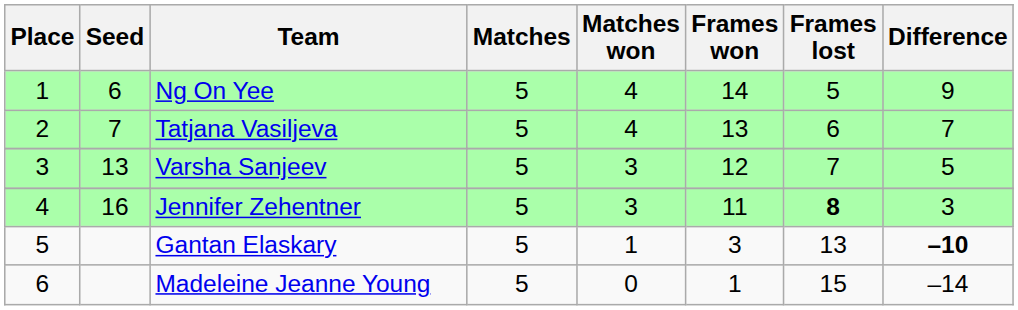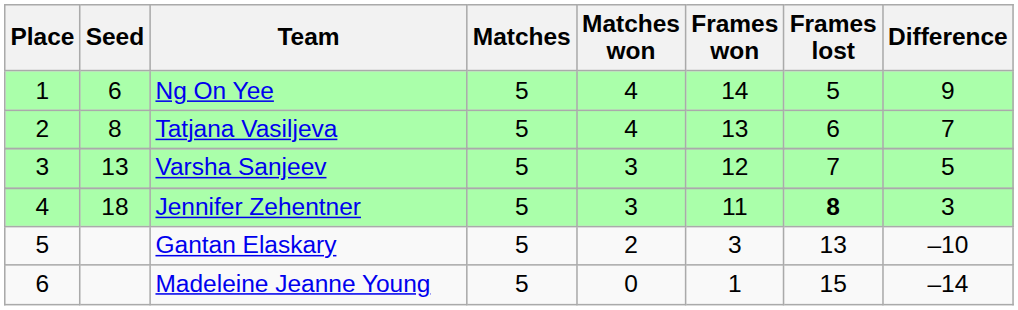(115, 129) 7 -> (115, 129) 8
(115, 206) 16 -> (115, 206) 18
(631, 245) 1 -> (631, 245) 2
(948, 245) bold -> (948, 245) normal
